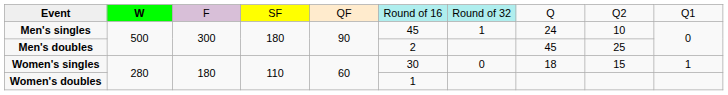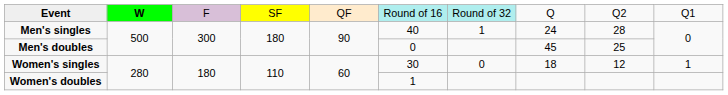(413, 30) 45 -> (413, 30) 40
(619, 30) 10 -> (619, 30) 28
(413, 47) 2 -> (413, 47) 0
(619, 64) 15 -> (619, 64) 12
